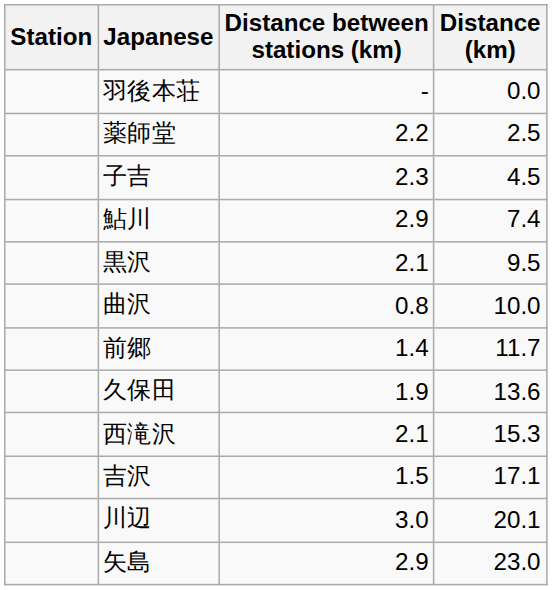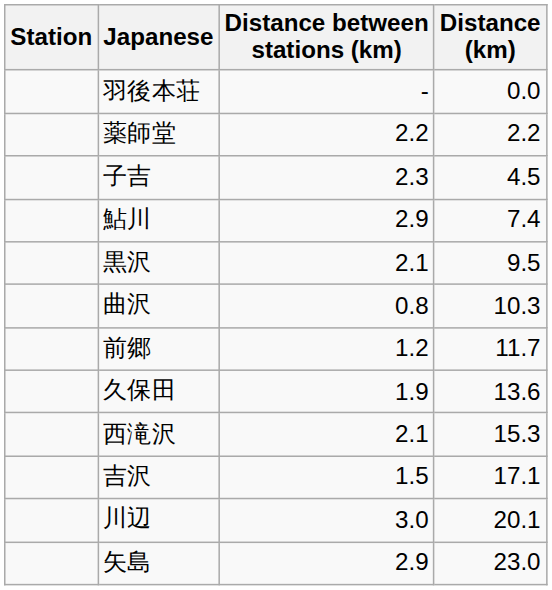(524, 134) 2.5 -> (524, 134) 2.2
(517, 305) 10.0 -> (517, 305) 10.3
(412, 348) 1.4 -> (412, 348) 1.2
